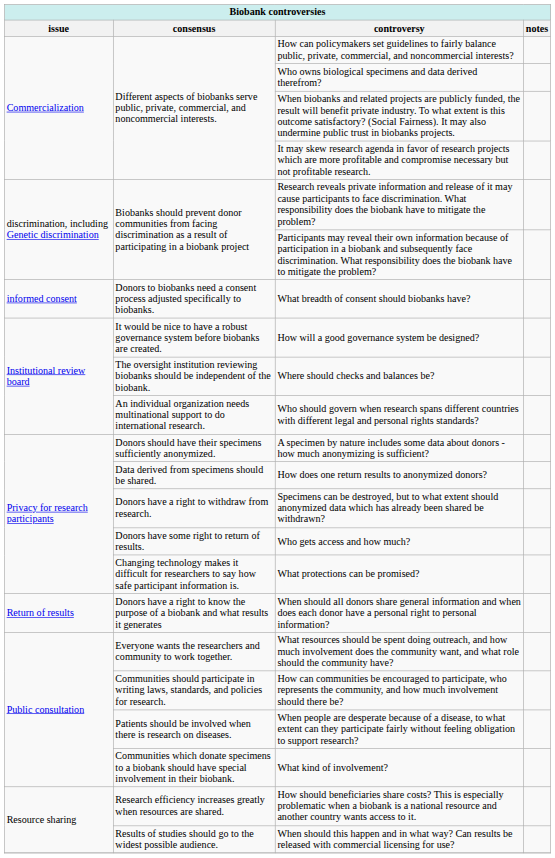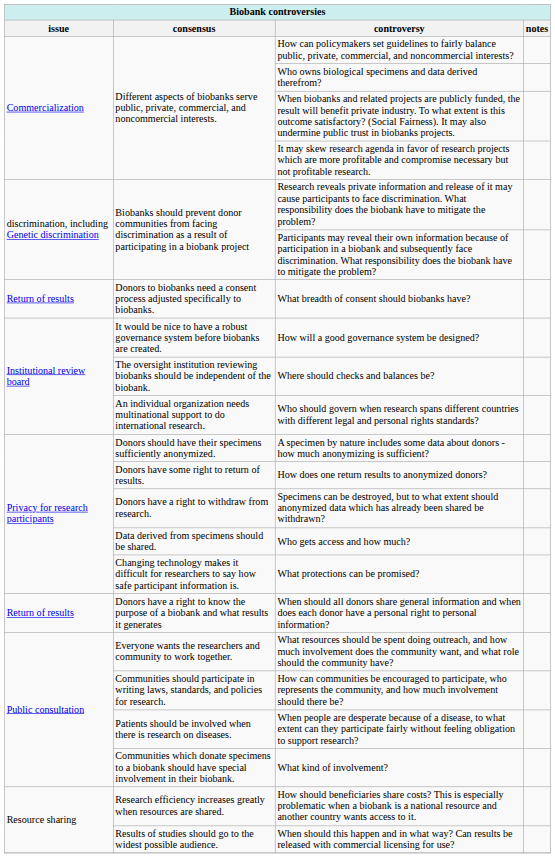(42, 299) informed consent -> (40, 299) Return of results
(189, 475) Data derived from specimens should be shared. -> (188, 475) Donors have some right to return of results.
(188, 541) Donors have some right to return of results. -> (189, 541) Data derived from specimens should be shared.
